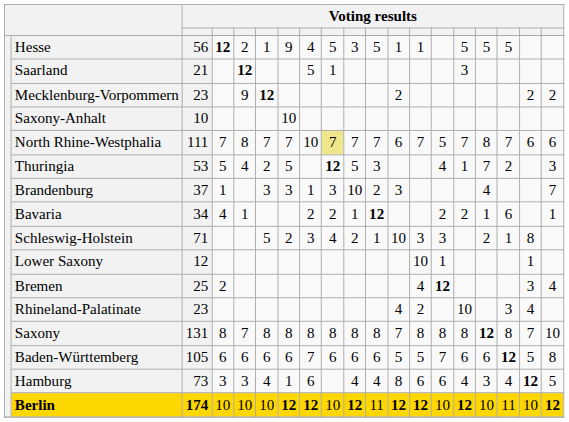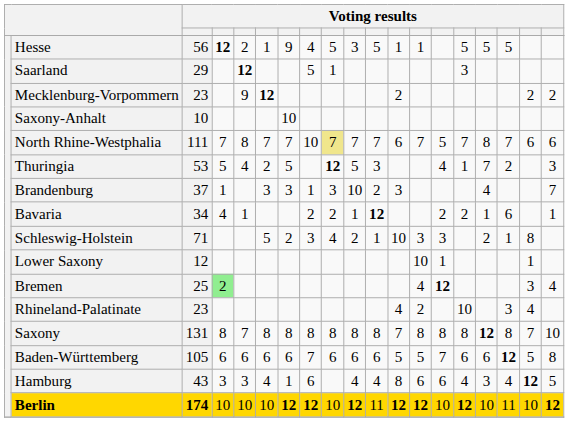(201, 71) 21 -> (201, 71) 29
(223, 285) no background -> (223, 285) lightgreen background
(201, 381) 73 -> (201, 381) 43
